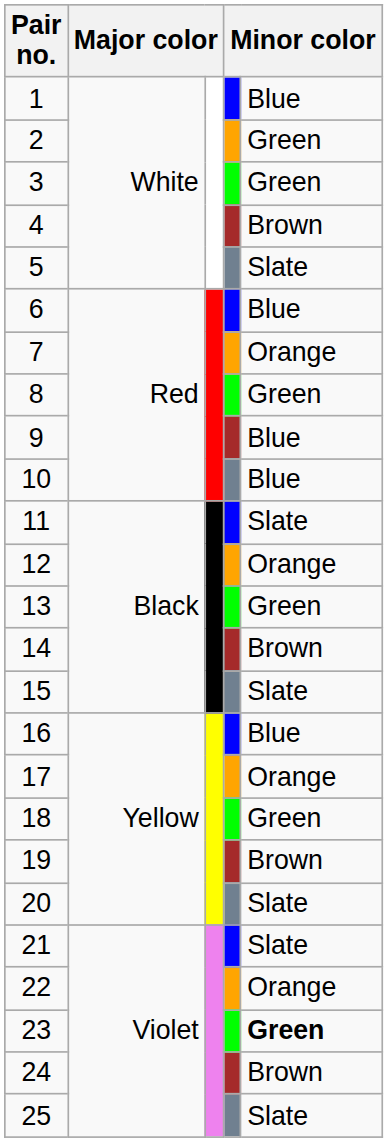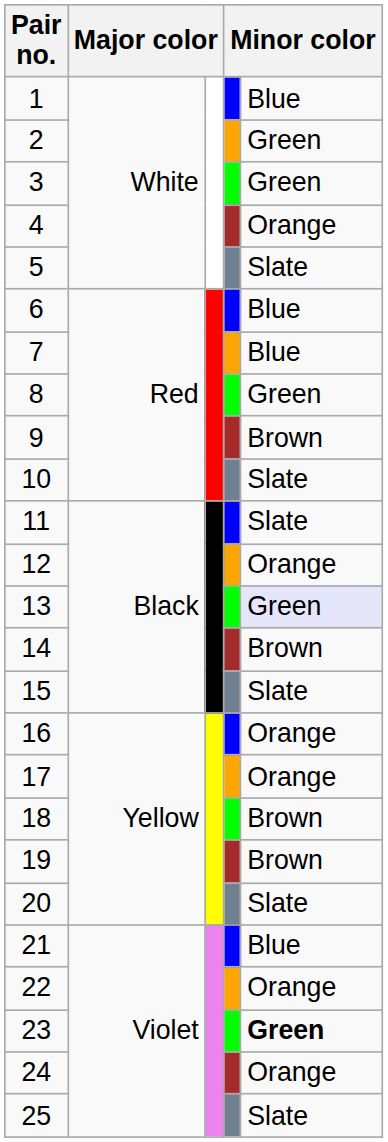(285, 225) Brown -> (292, 225) Orange
(292, 352) Orange -> (274, 352) Blue
(274, 437) Blue -> (285, 437) Brown
(274, 479) Blue -> (278, 479) Slate
(284, 606) no background -> (284, 606) lavender background
(274, 733) Blue -> (292, 733) Orange
(284, 818) Green -> (285, 818) Brown
(278, 945) Slate -> (274, 945) Blue
(285, 1072) Brown -> (292, 1072) Orange
